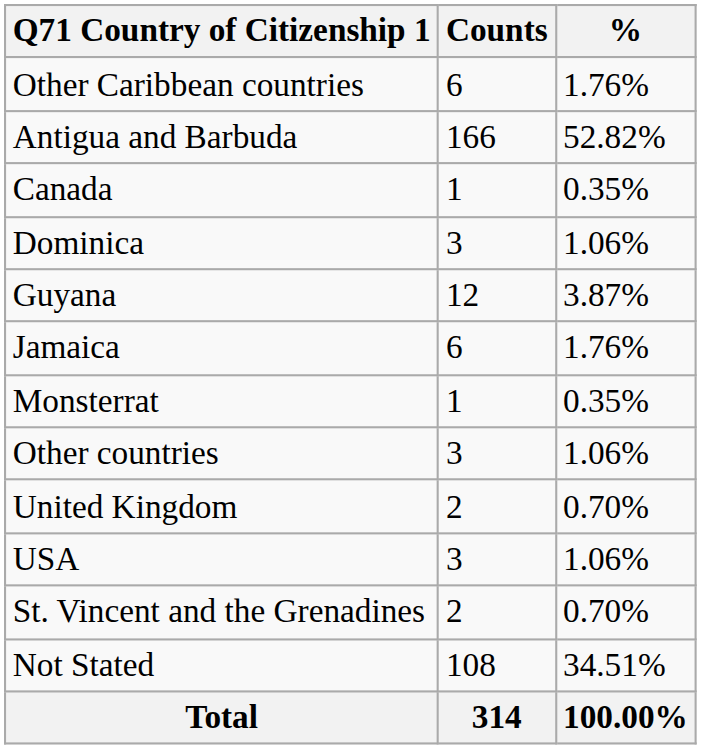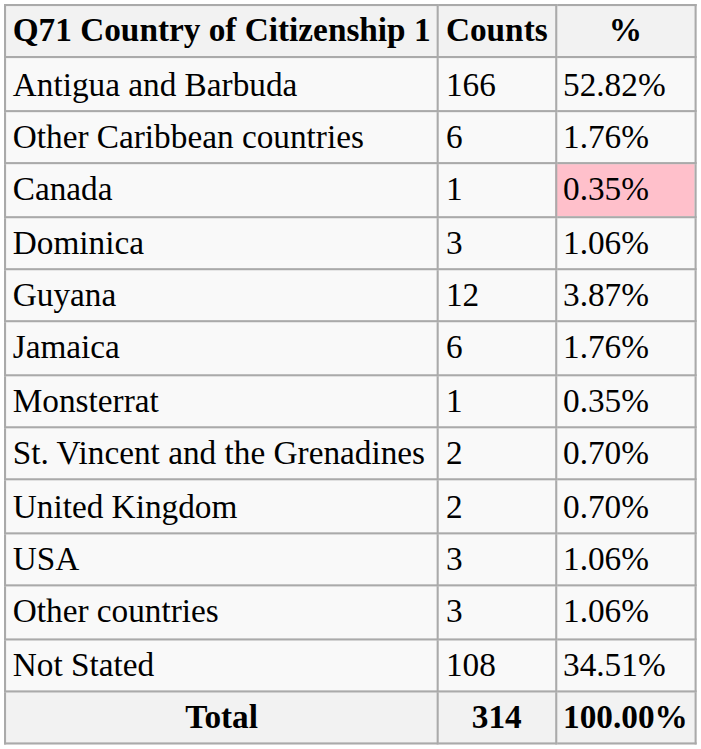rows swapped: (155, 136) <-> (188, 83)
(606, 189) no background -> (606, 189) pink background
rows swapped: (219, 611) <-> (116, 453)
